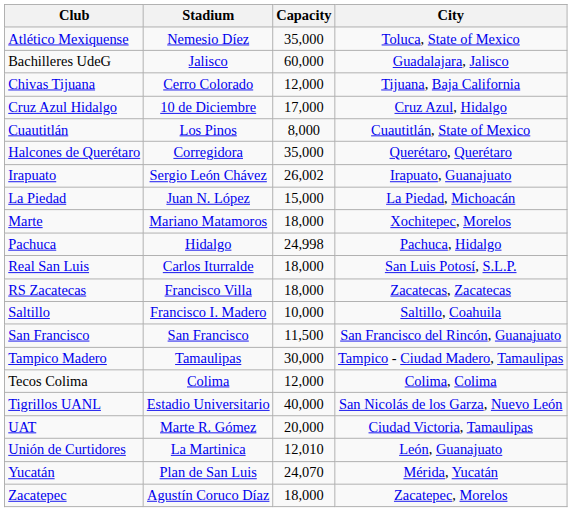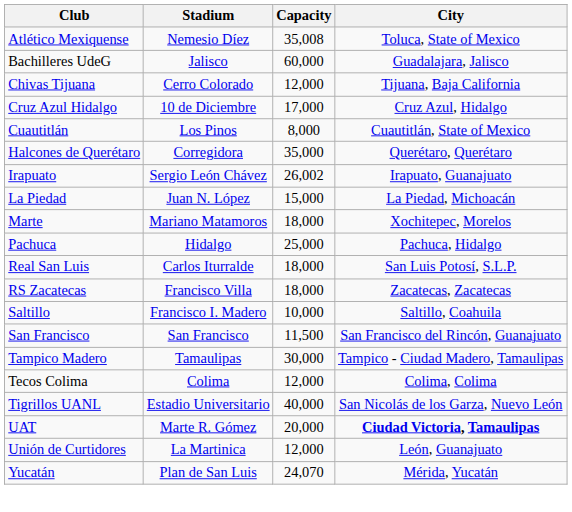(304, 38) 35,000 -> (304, 38) 35,008
(304, 244) 24,998 -> (304, 244) 25,000
(451, 426) normal -> (451, 426) bold
(304, 449) 12,010 -> (304, 449) 12,000
- row: (37, 495)
